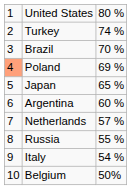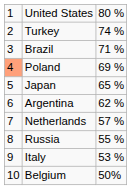(111, 49) 70 % -> (111, 49) 71 %
(111, 103) 60 % -> (111, 103) 62 %
(111, 157) 54 % -> (111, 157) 53 %
